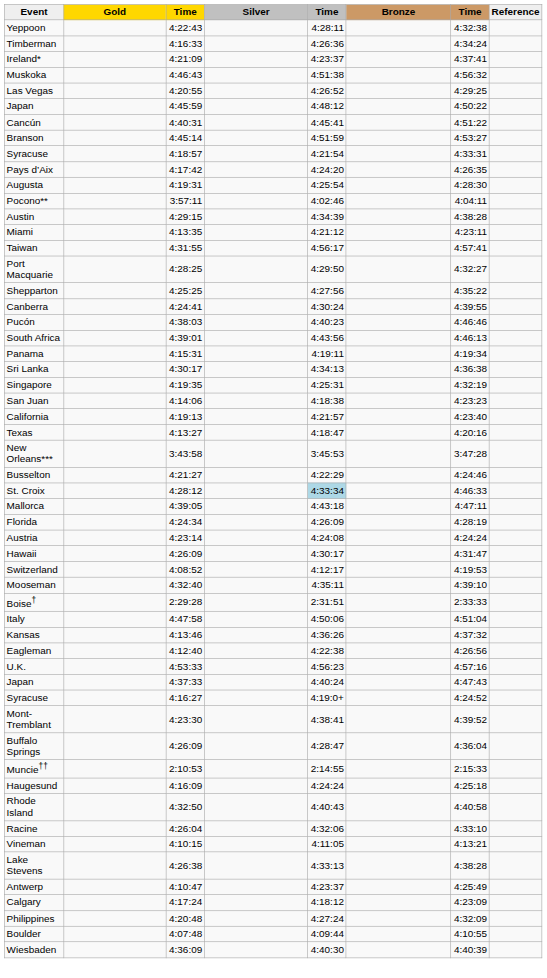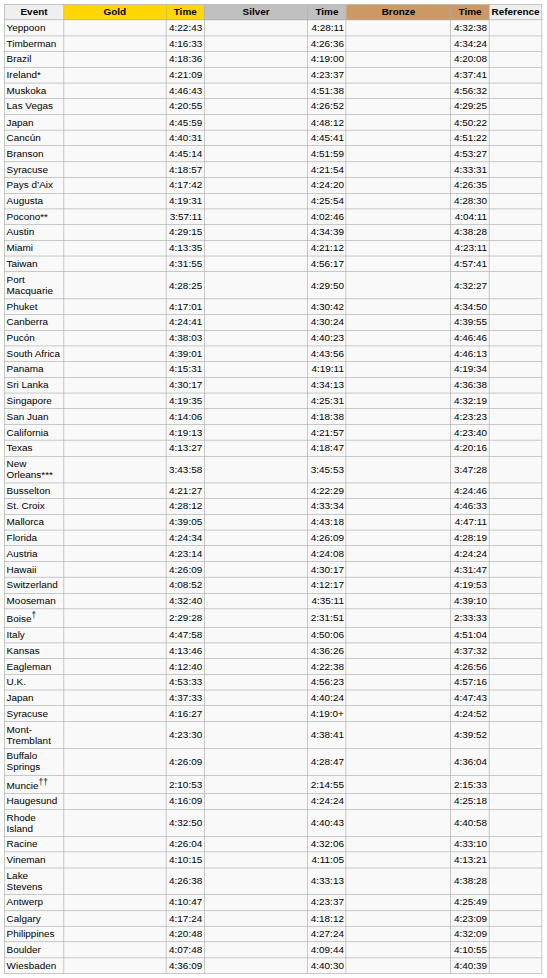+ row: (19, 59)
- row: (32, 290)
+ row: (22, 306)
(327, 490) lightblue background -> (327, 506) no background
